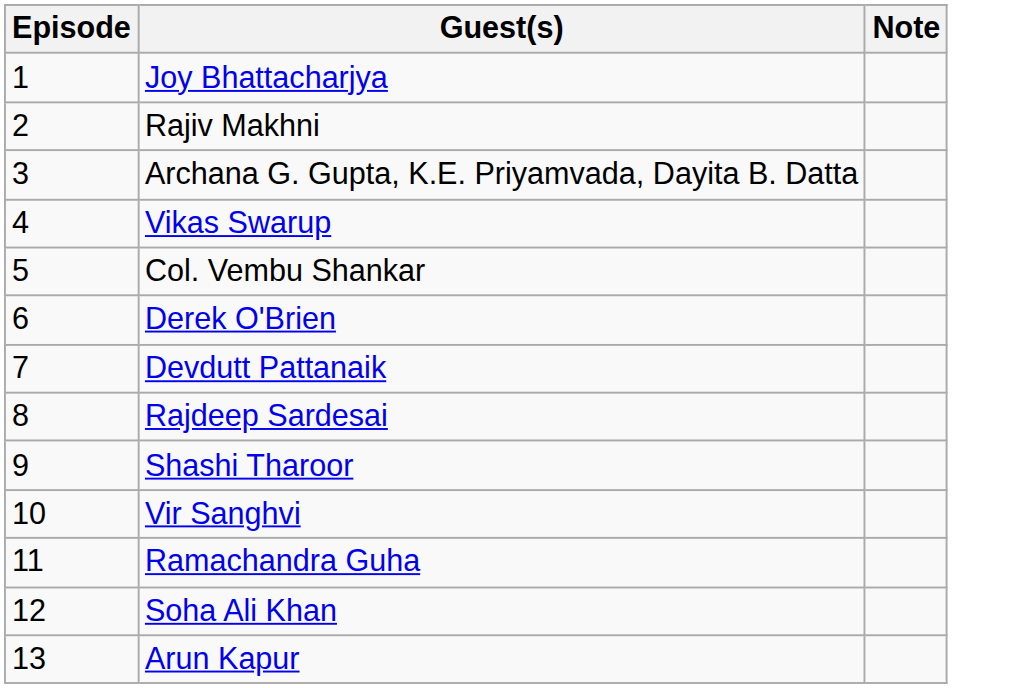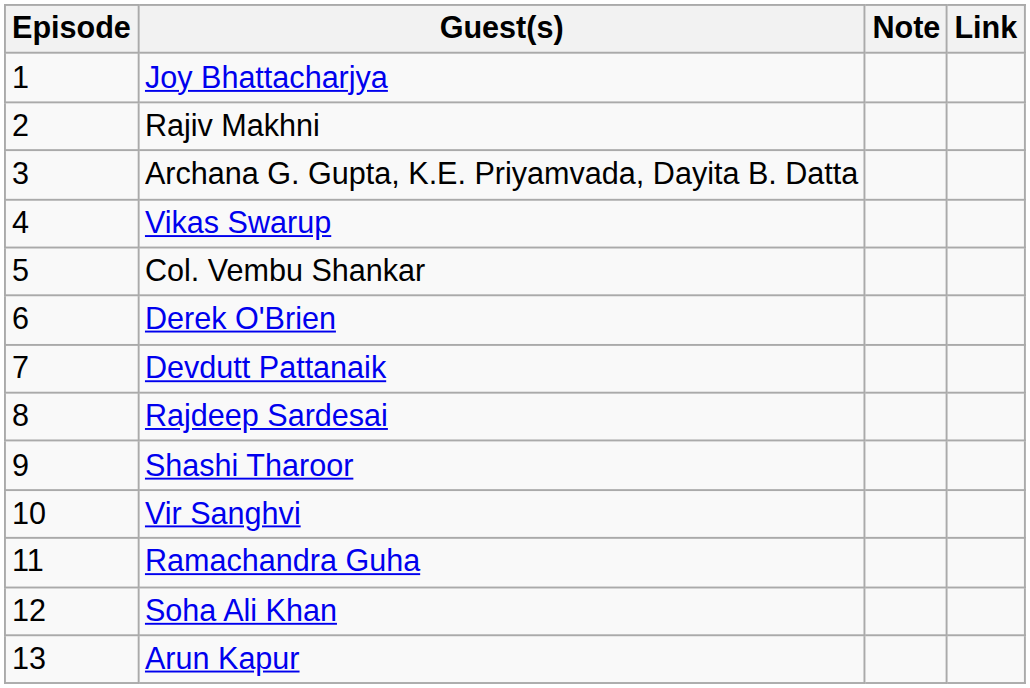+ column: (986, 28)
